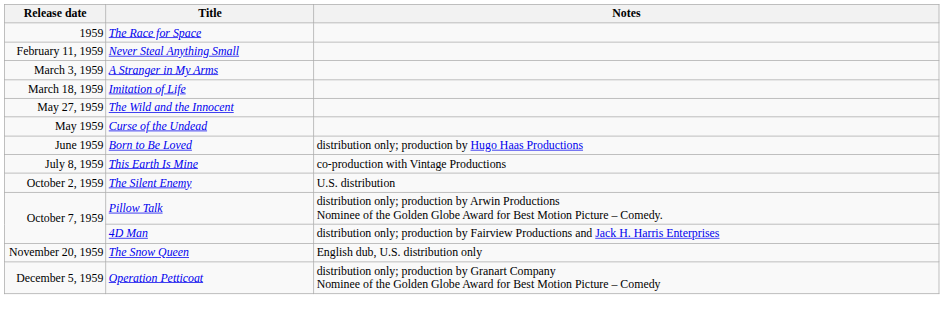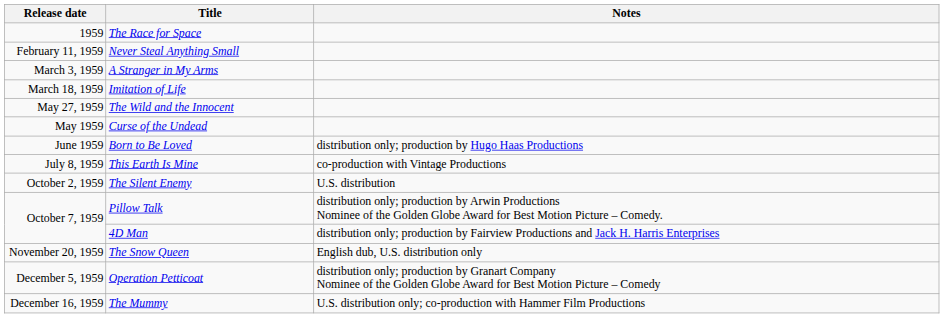+ row: (138, 303)
